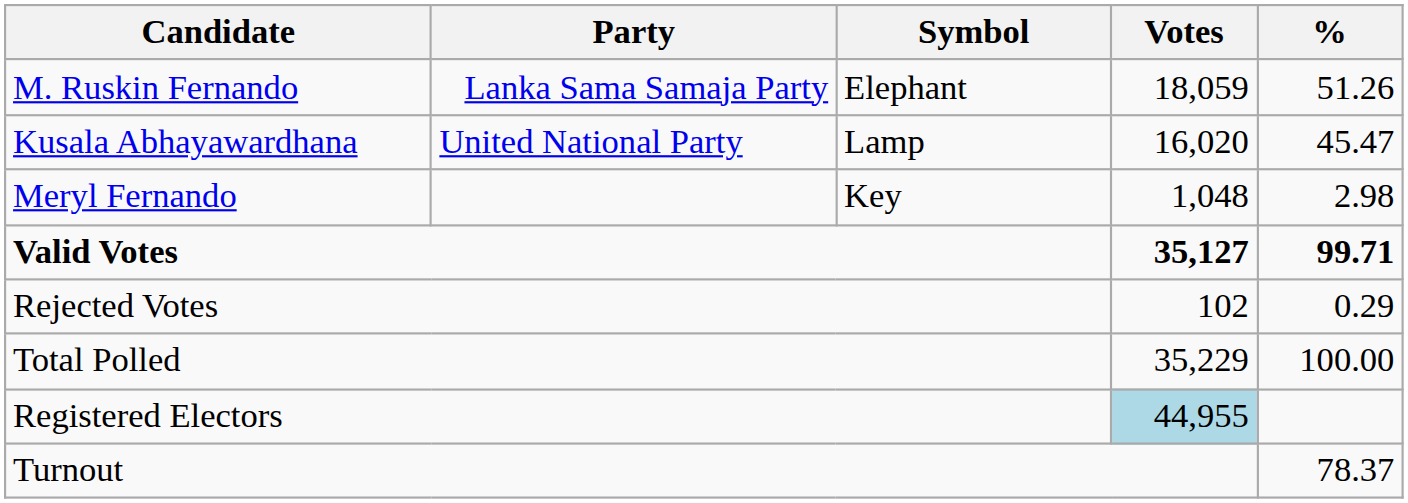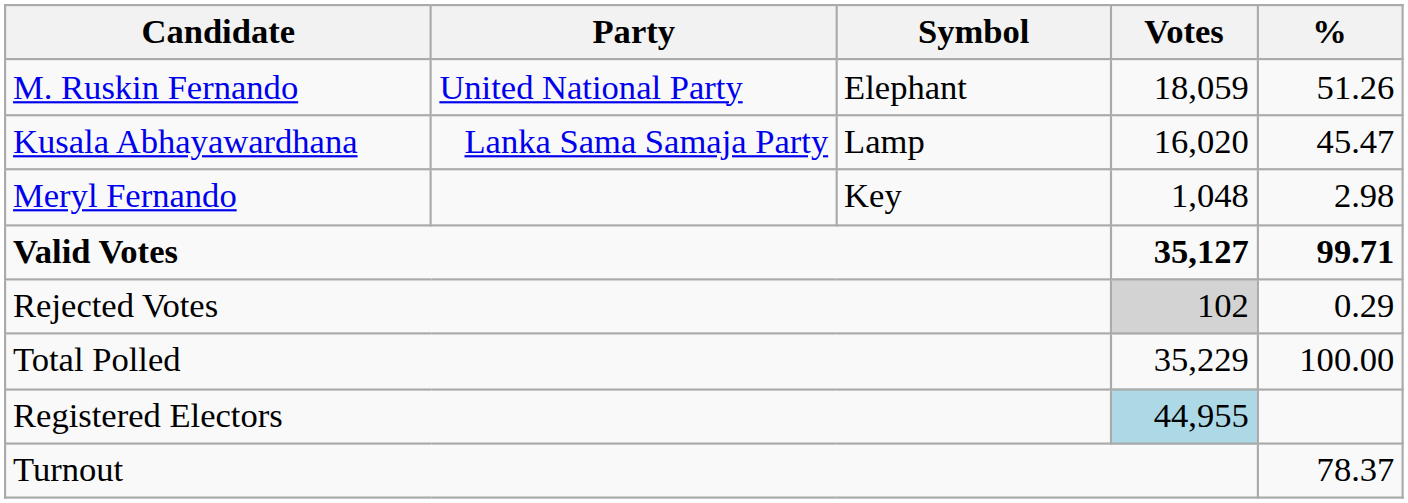(646, 86) Lanka Sama Samaja Party -> (591, 86) United National Party
(591, 141) United National Party -> (646, 141) Lanka Sama Samaja Party
(1223, 305) no background -> (1223, 305) lightgrey background
